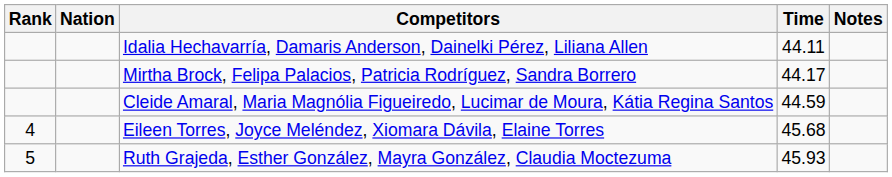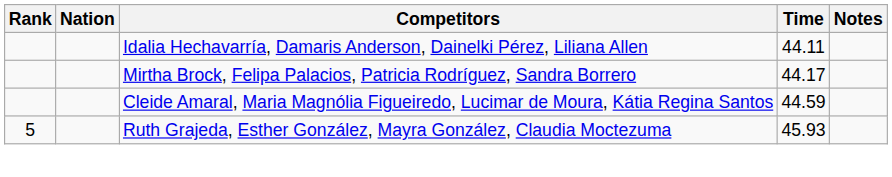- row: (364, 130)
